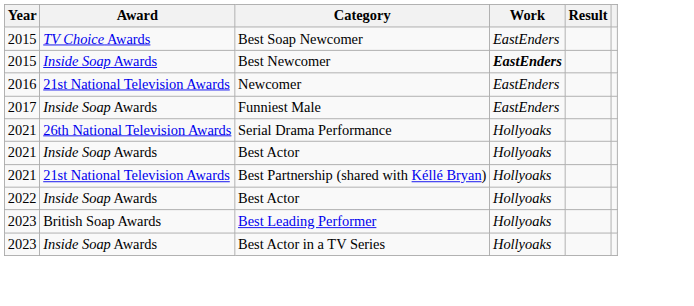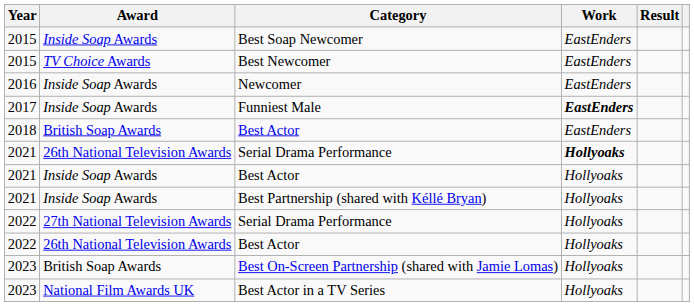(97, 38) TV Choice Awards -> (100, 38) Inside Soap Awards
(100, 61) Inside Soap Awards -> (97, 61) TV Choice Awards
(527, 61) bold -> (598, 61) normal
(136, 84) 21st National Television Awards -> (100, 84) Inside Soap Awards
(526, 107) normal -> (599, 107) bold
+ row: (22, 130)
(522, 130) normal -> (595, 152) bold
(136, 175) 21st National Television Awards -> (100, 198) Inside Soap Awards
+ row: (22, 221)
(100, 198) Inside Soap Awards -> (137, 244) 26th National Television Awards
- row: (22, 221)
+ row: (22, 267)
(100, 244) Inside Soap Awards -> (119, 289) National Film Awards UK
